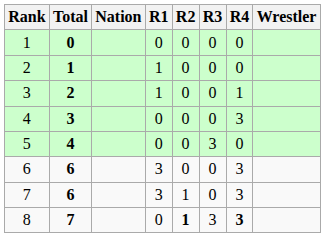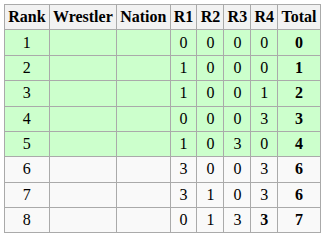columns swapped: (287, 17) <-> (70, 17)
(159, 144) 0 -> (184, 144) 1
(186, 220) bold -> (210, 220) normal
